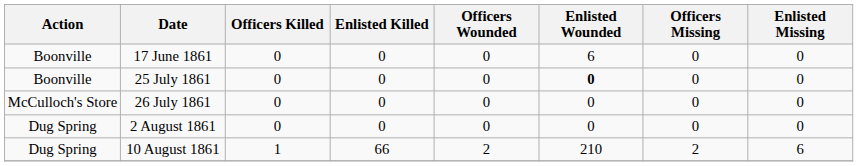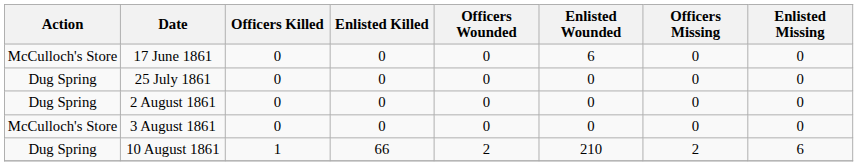(63, 56) Boonville -> (63, 56) McCulloch's Store
(63, 79) Boonville -> (63, 79) Dug Spring
(591, 79) bold -> (591, 79) normal
- row: (173, 102)
+ row: (173, 126)
